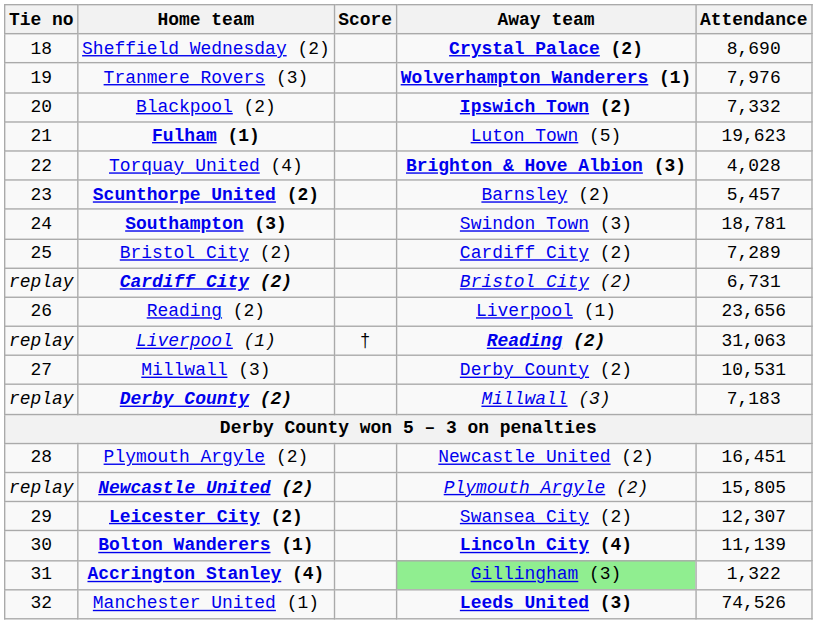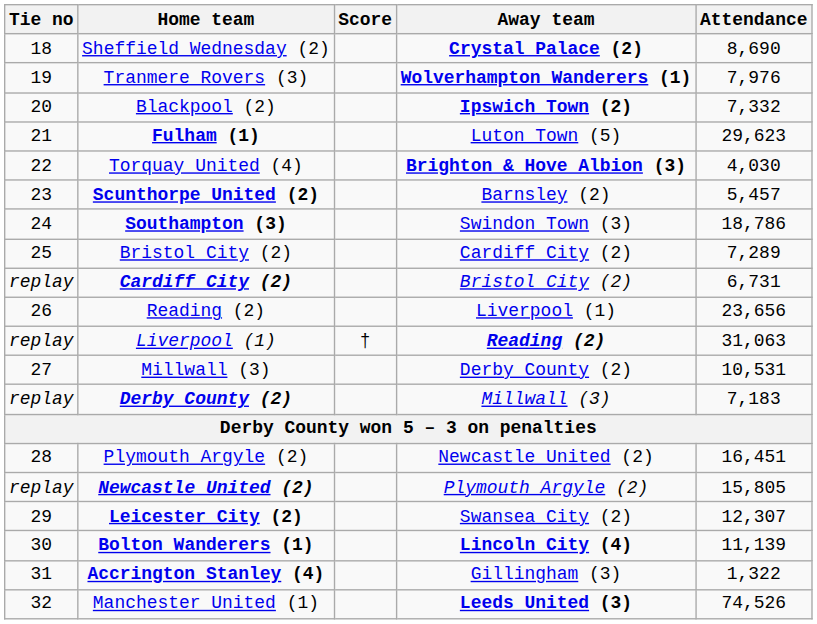(754, 136) 19,623 -> (754, 136) 29,623
(754, 166) 4,028 -> (754, 166) 4,030
(754, 224) 18,781 -> (754, 224) 18,786
(546, 575) lightgreen background -> (546, 575) no background
